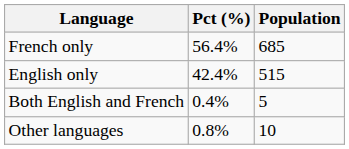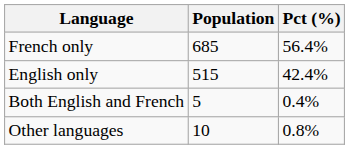columns swapped: (300, 18) <-> (221, 18)
